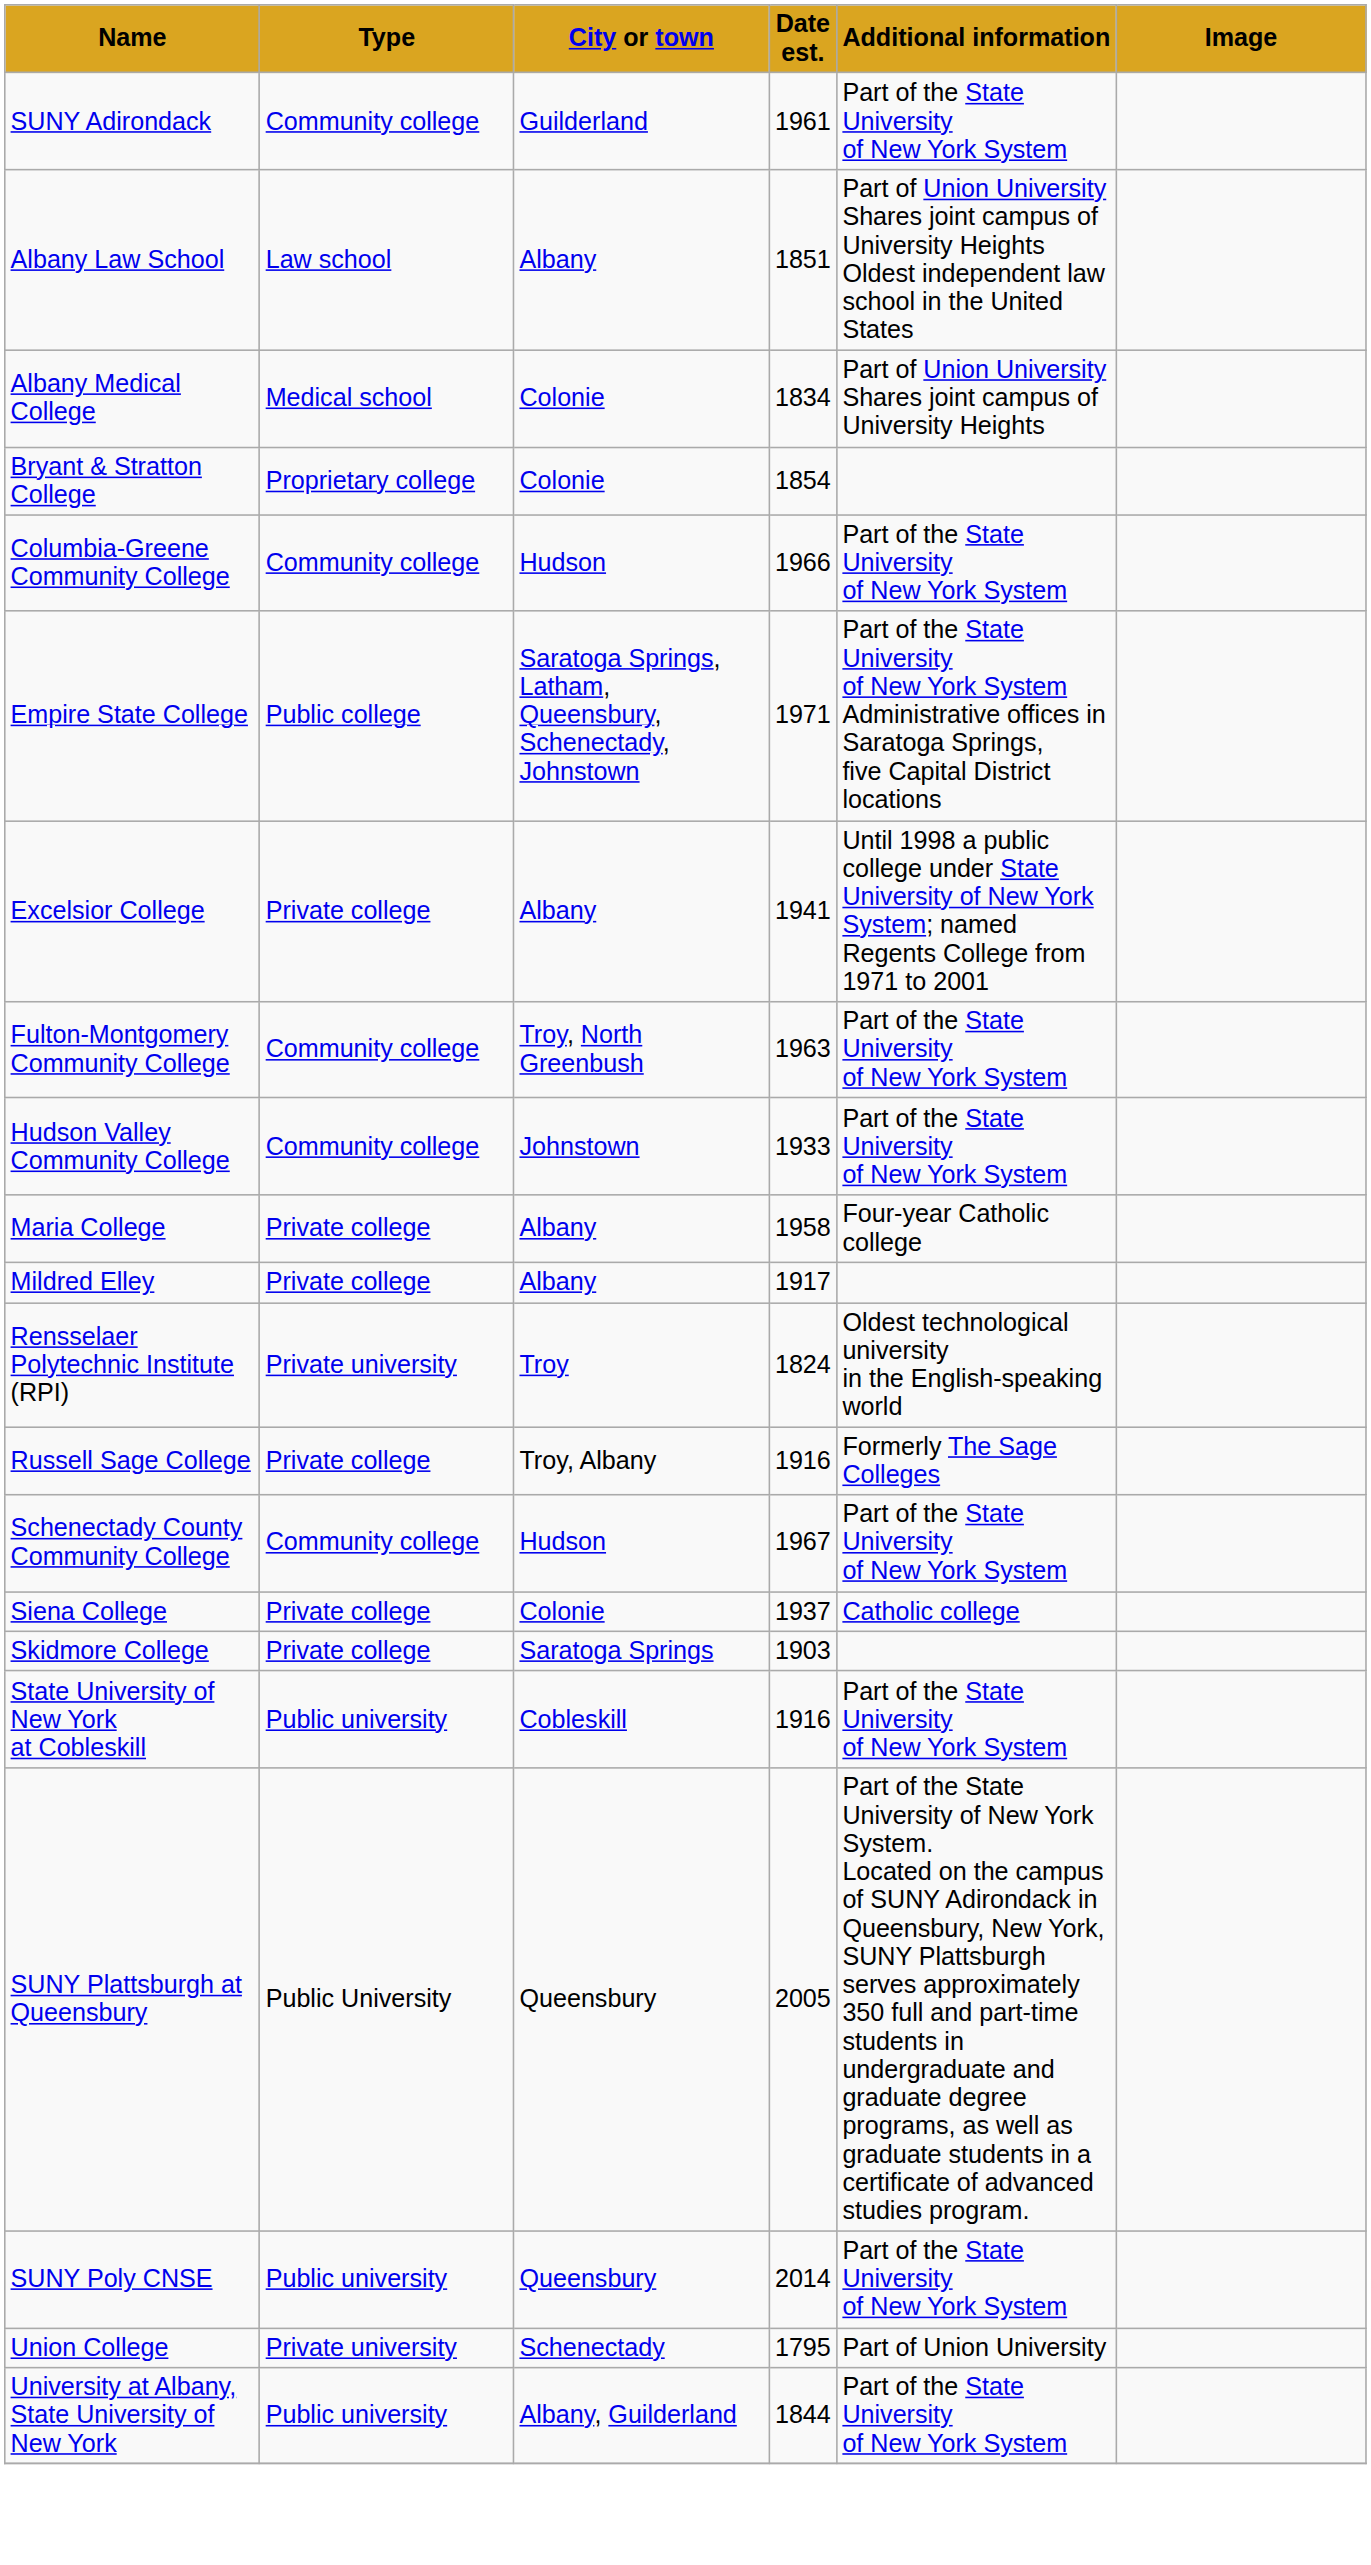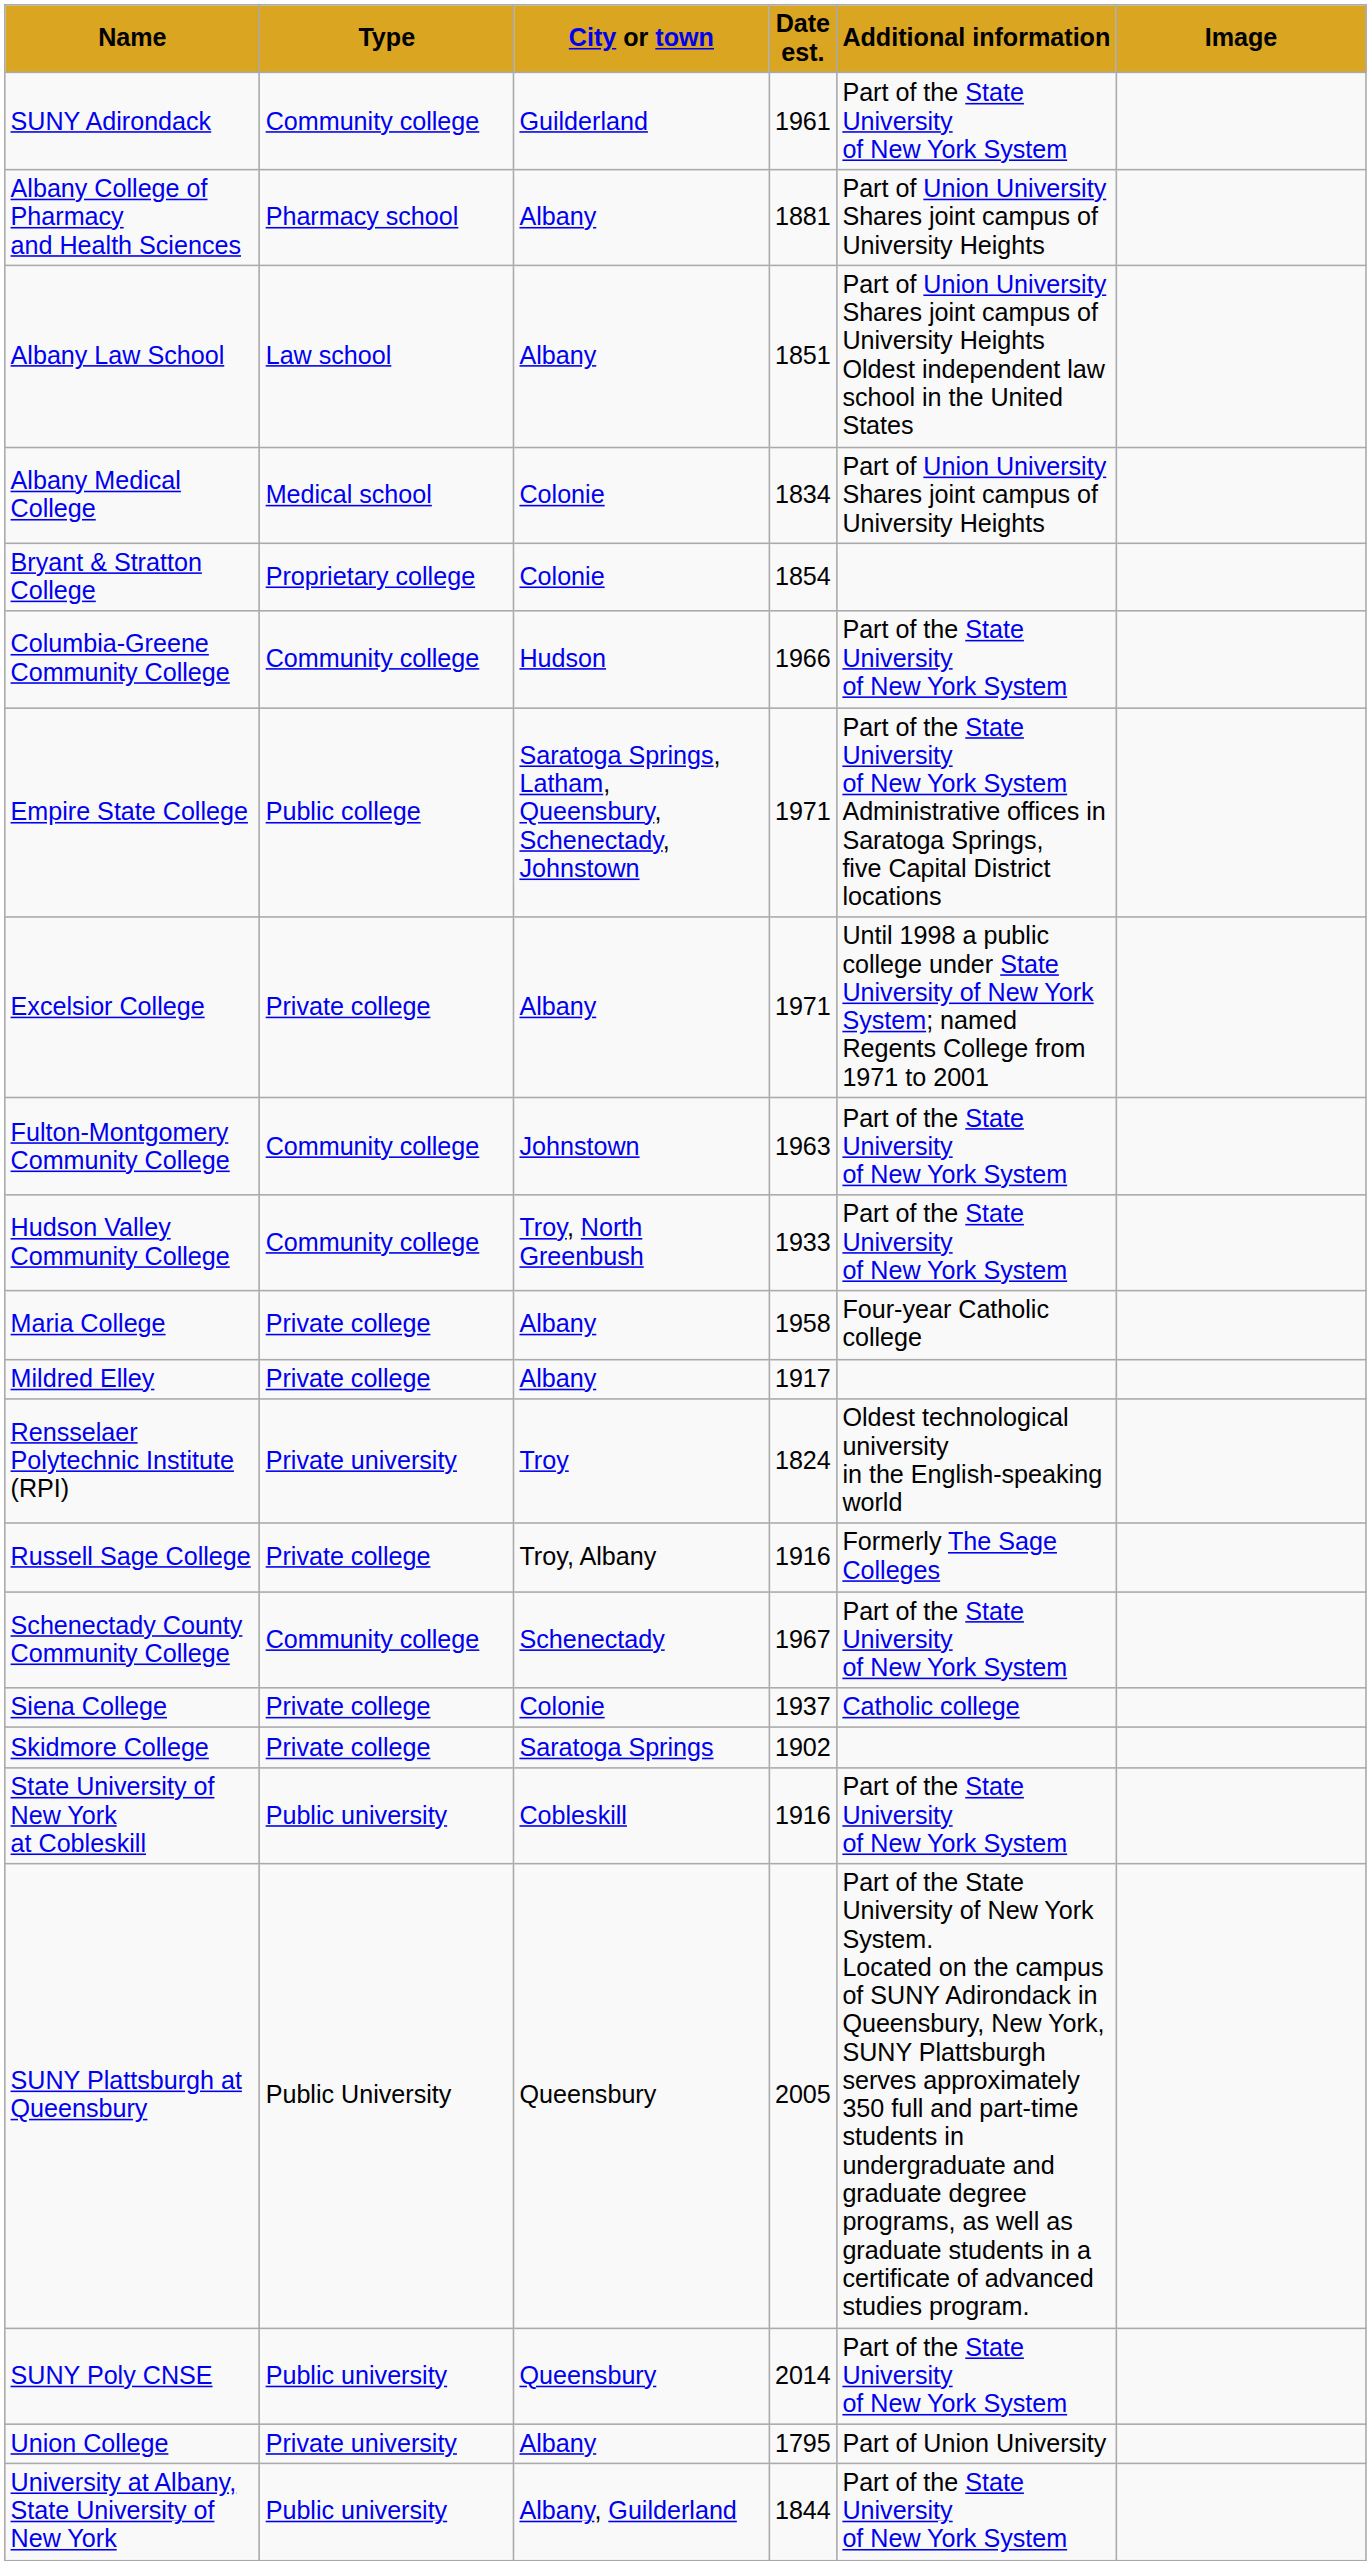+ row: (126, 217)
(803, 910) 1941 -> (803, 1007) 1971
(582, 1049) Troy, North Greenbush -> (580, 1145) Johnstown
(580, 1145) Johnstown -> (582, 1242) Troy, North Greenbush
(563, 1543) Hudson -> (592, 1639) Schenectady
(803, 1650) 1903 -> (803, 1747) 1902
(592, 2347) Schenectady -> (558, 2443) Albany
